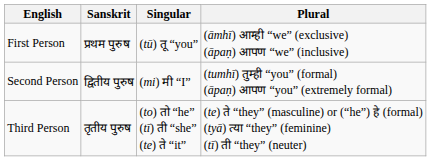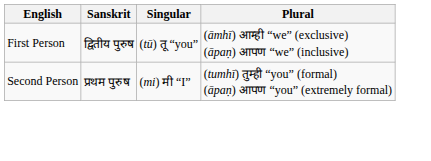(107, 43) प्रथम पुरुष -> (109, 43) द्वितीय पुरुष
(109, 82) द्वितीय पुरुष -> (107, 82) प्रथम पुरुष
- row: (38, 128)
